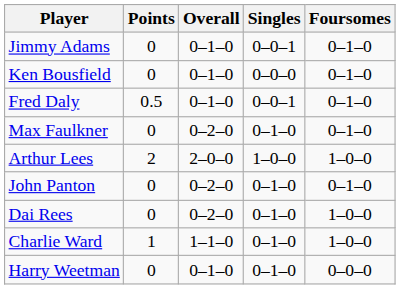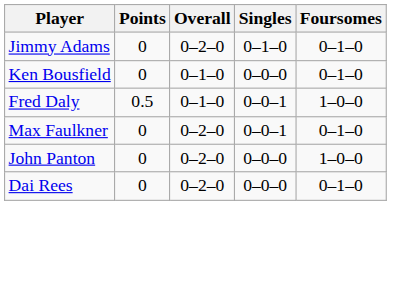(211, 46) 0–1–0 -> (202, 46) 0–2–0
(274, 46) 0–0–1 -> (265, 46) 0–1–0
(350, 102) 0–1–0 -> (341, 102) 1–0–0
(274, 130) 0–1–0 -> (265, 130) 0–0–1
- row: (51, 158)
(274, 185) 0–1–0 -> (265, 158) 0–0–0
(350, 185) 0–1–0 -> (341, 158) 1–0–0
(274, 213) 0–1–0 -> (265, 185) 0–0–0
(350, 213) 1–0–0 -> (341, 185) 0–1–0
- row: (55, 241)
- row: (64, 269)
